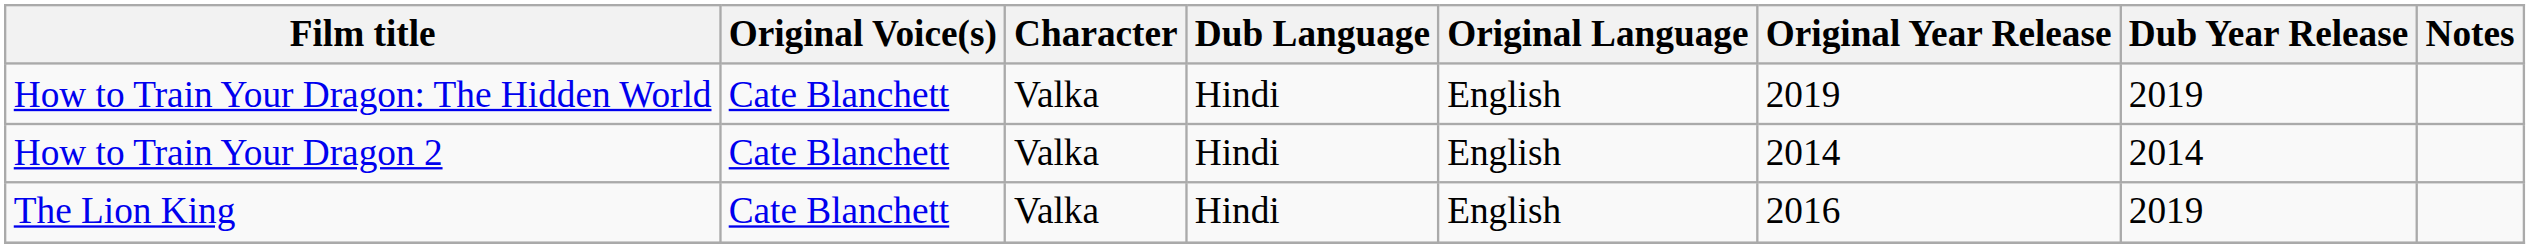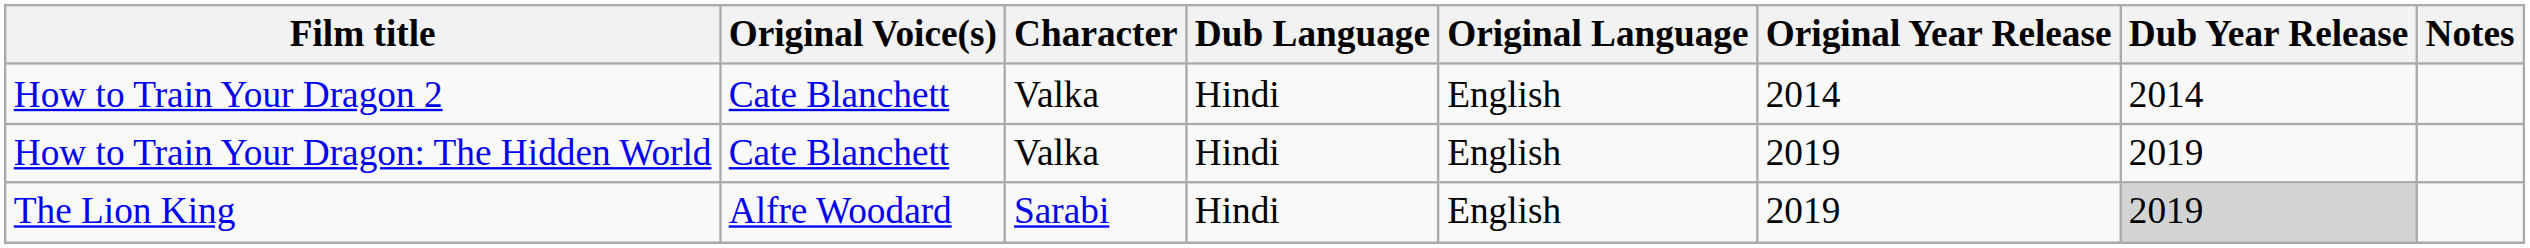rows swapped: (228, 152) <-> (363, 93)
(839, 211) Cate Blanchett -> (840, 211) Alfre Woodard
(1057, 211) Valka -> (1062, 211) Sarabi
(1803, 211) 2016 -> (1803, 211) 2019
(2166, 211) no background -> (2166, 211) lightgrey background
